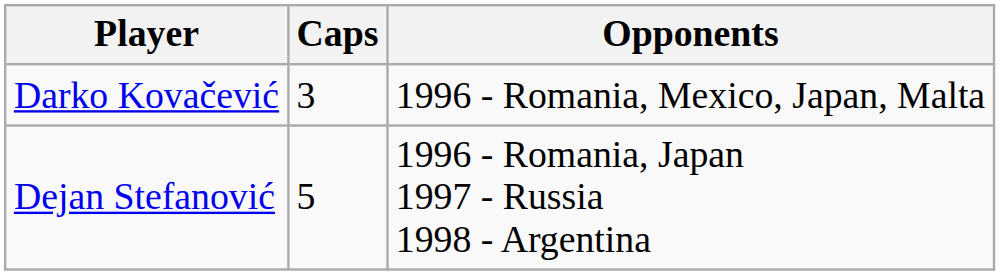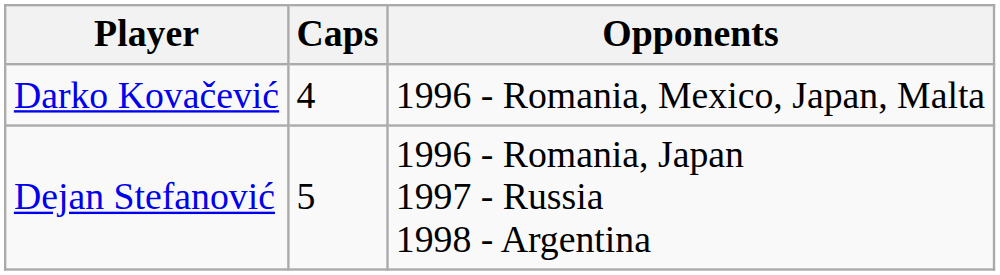(306, 94) 3 -> (306, 94) 4
